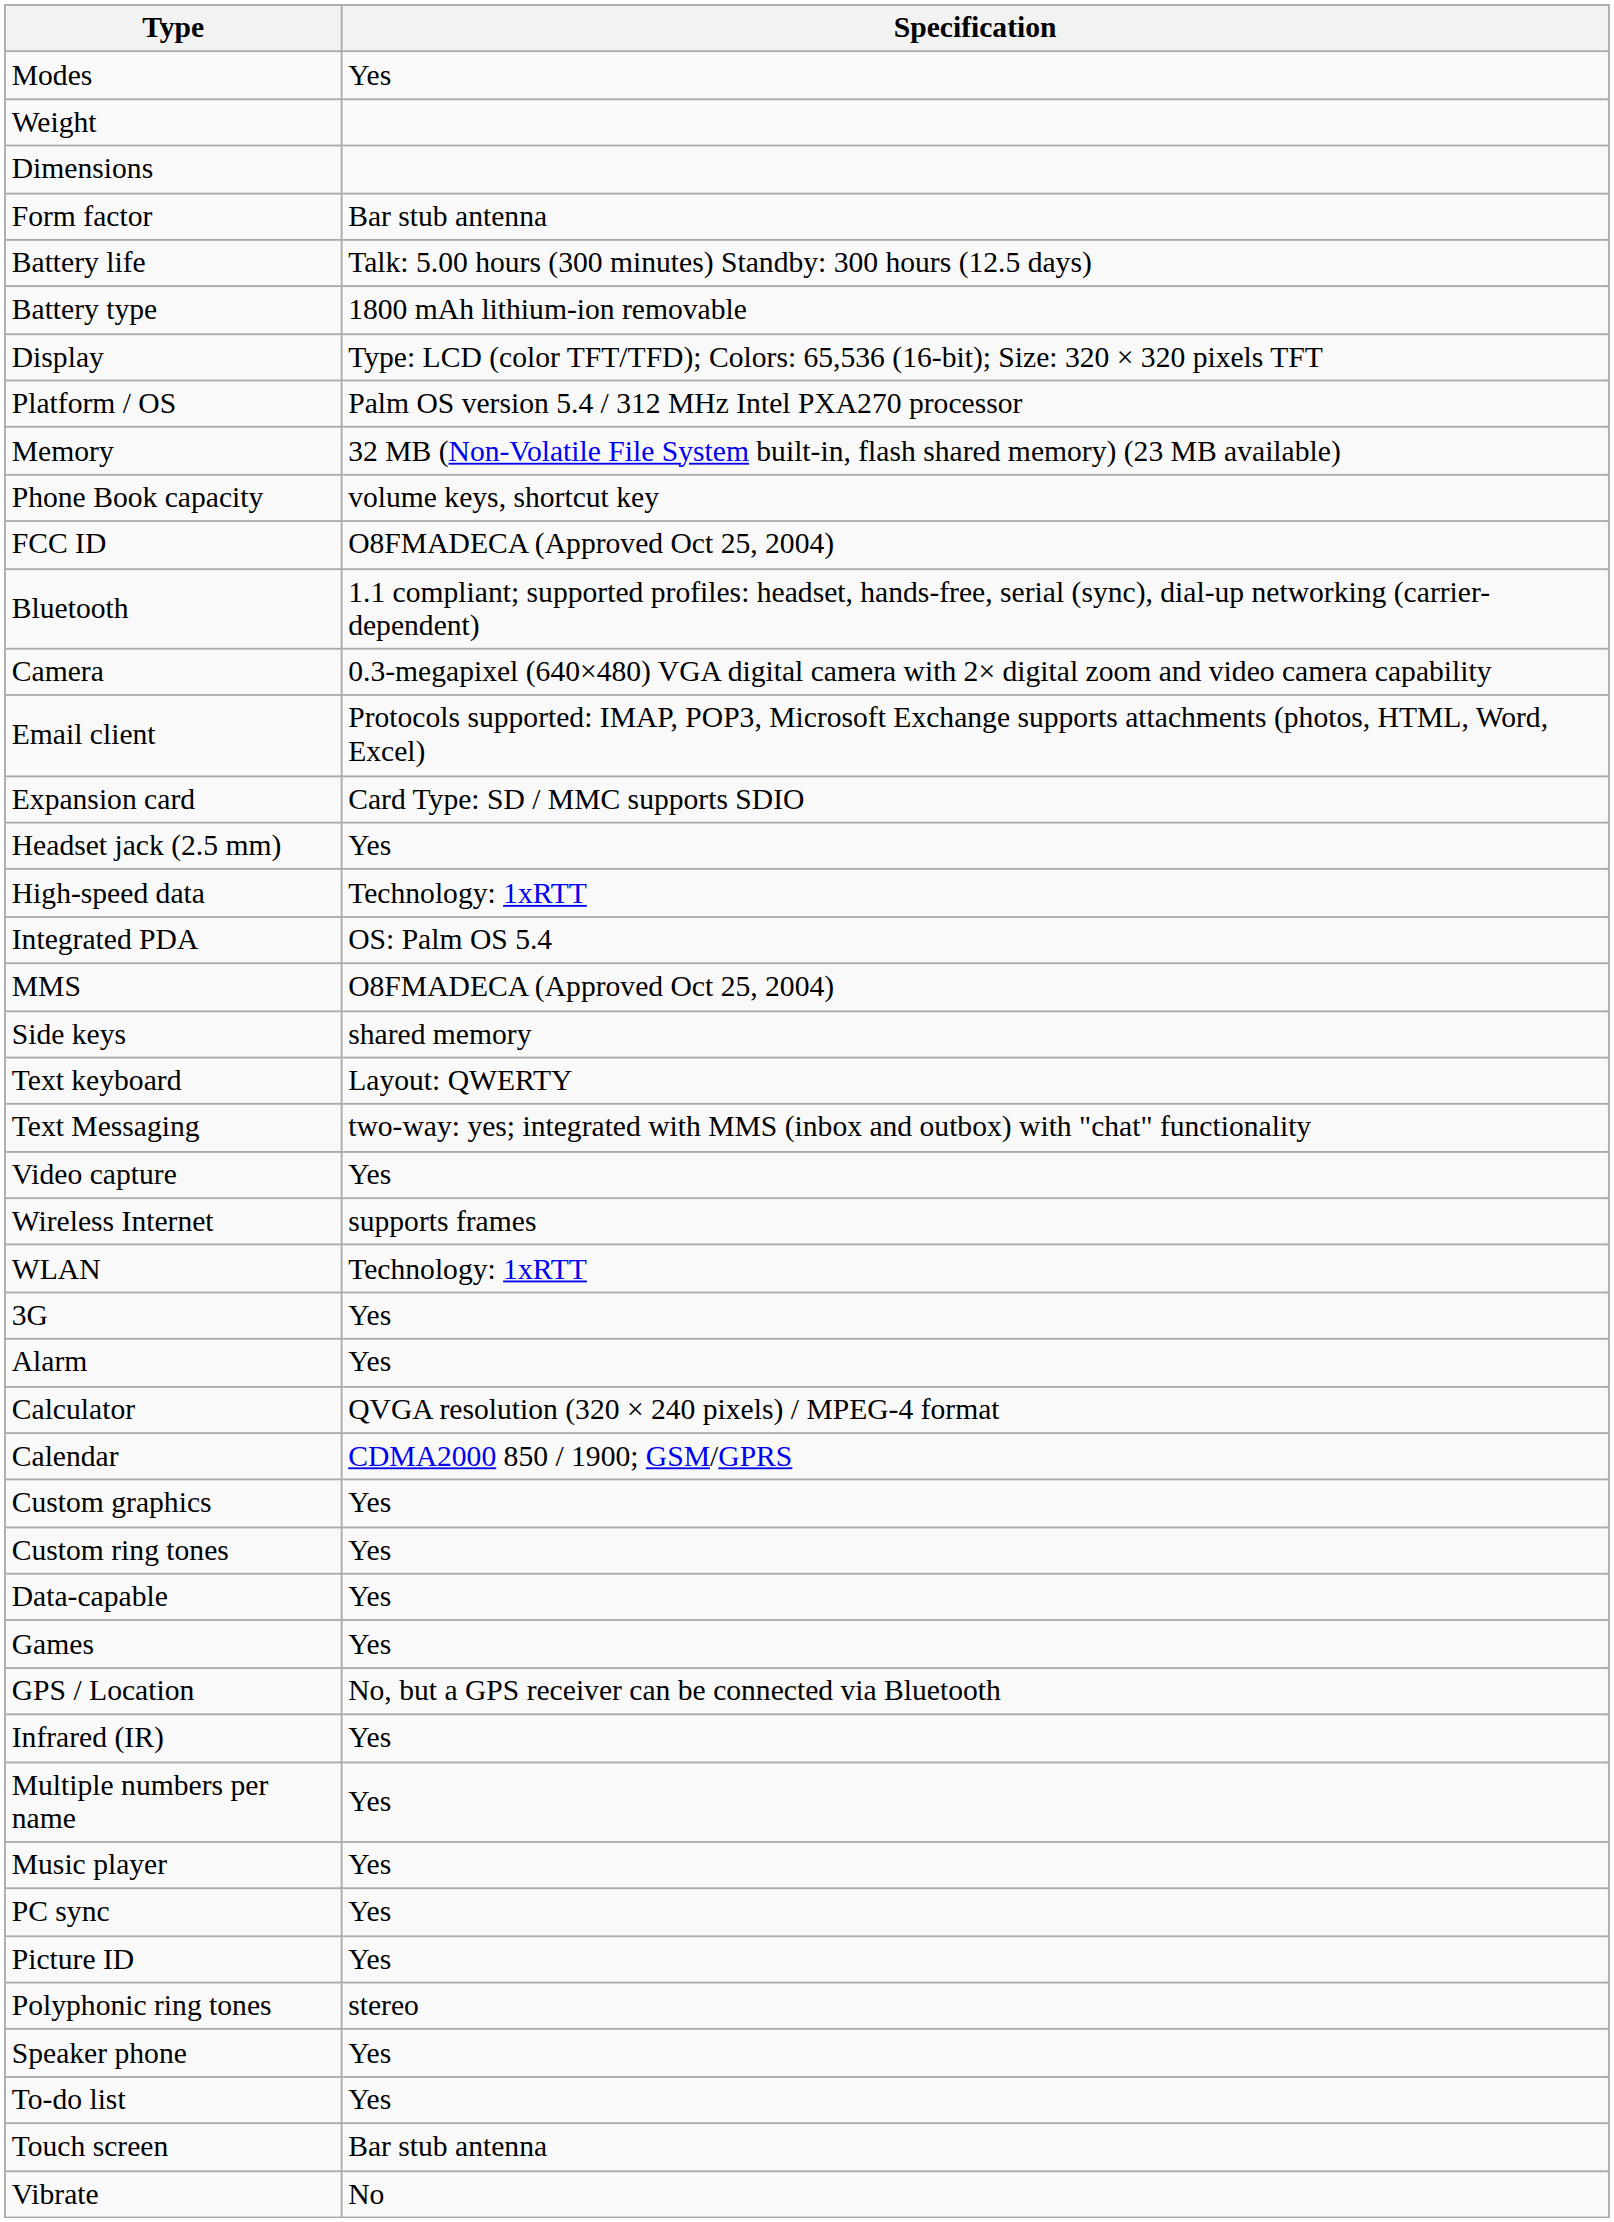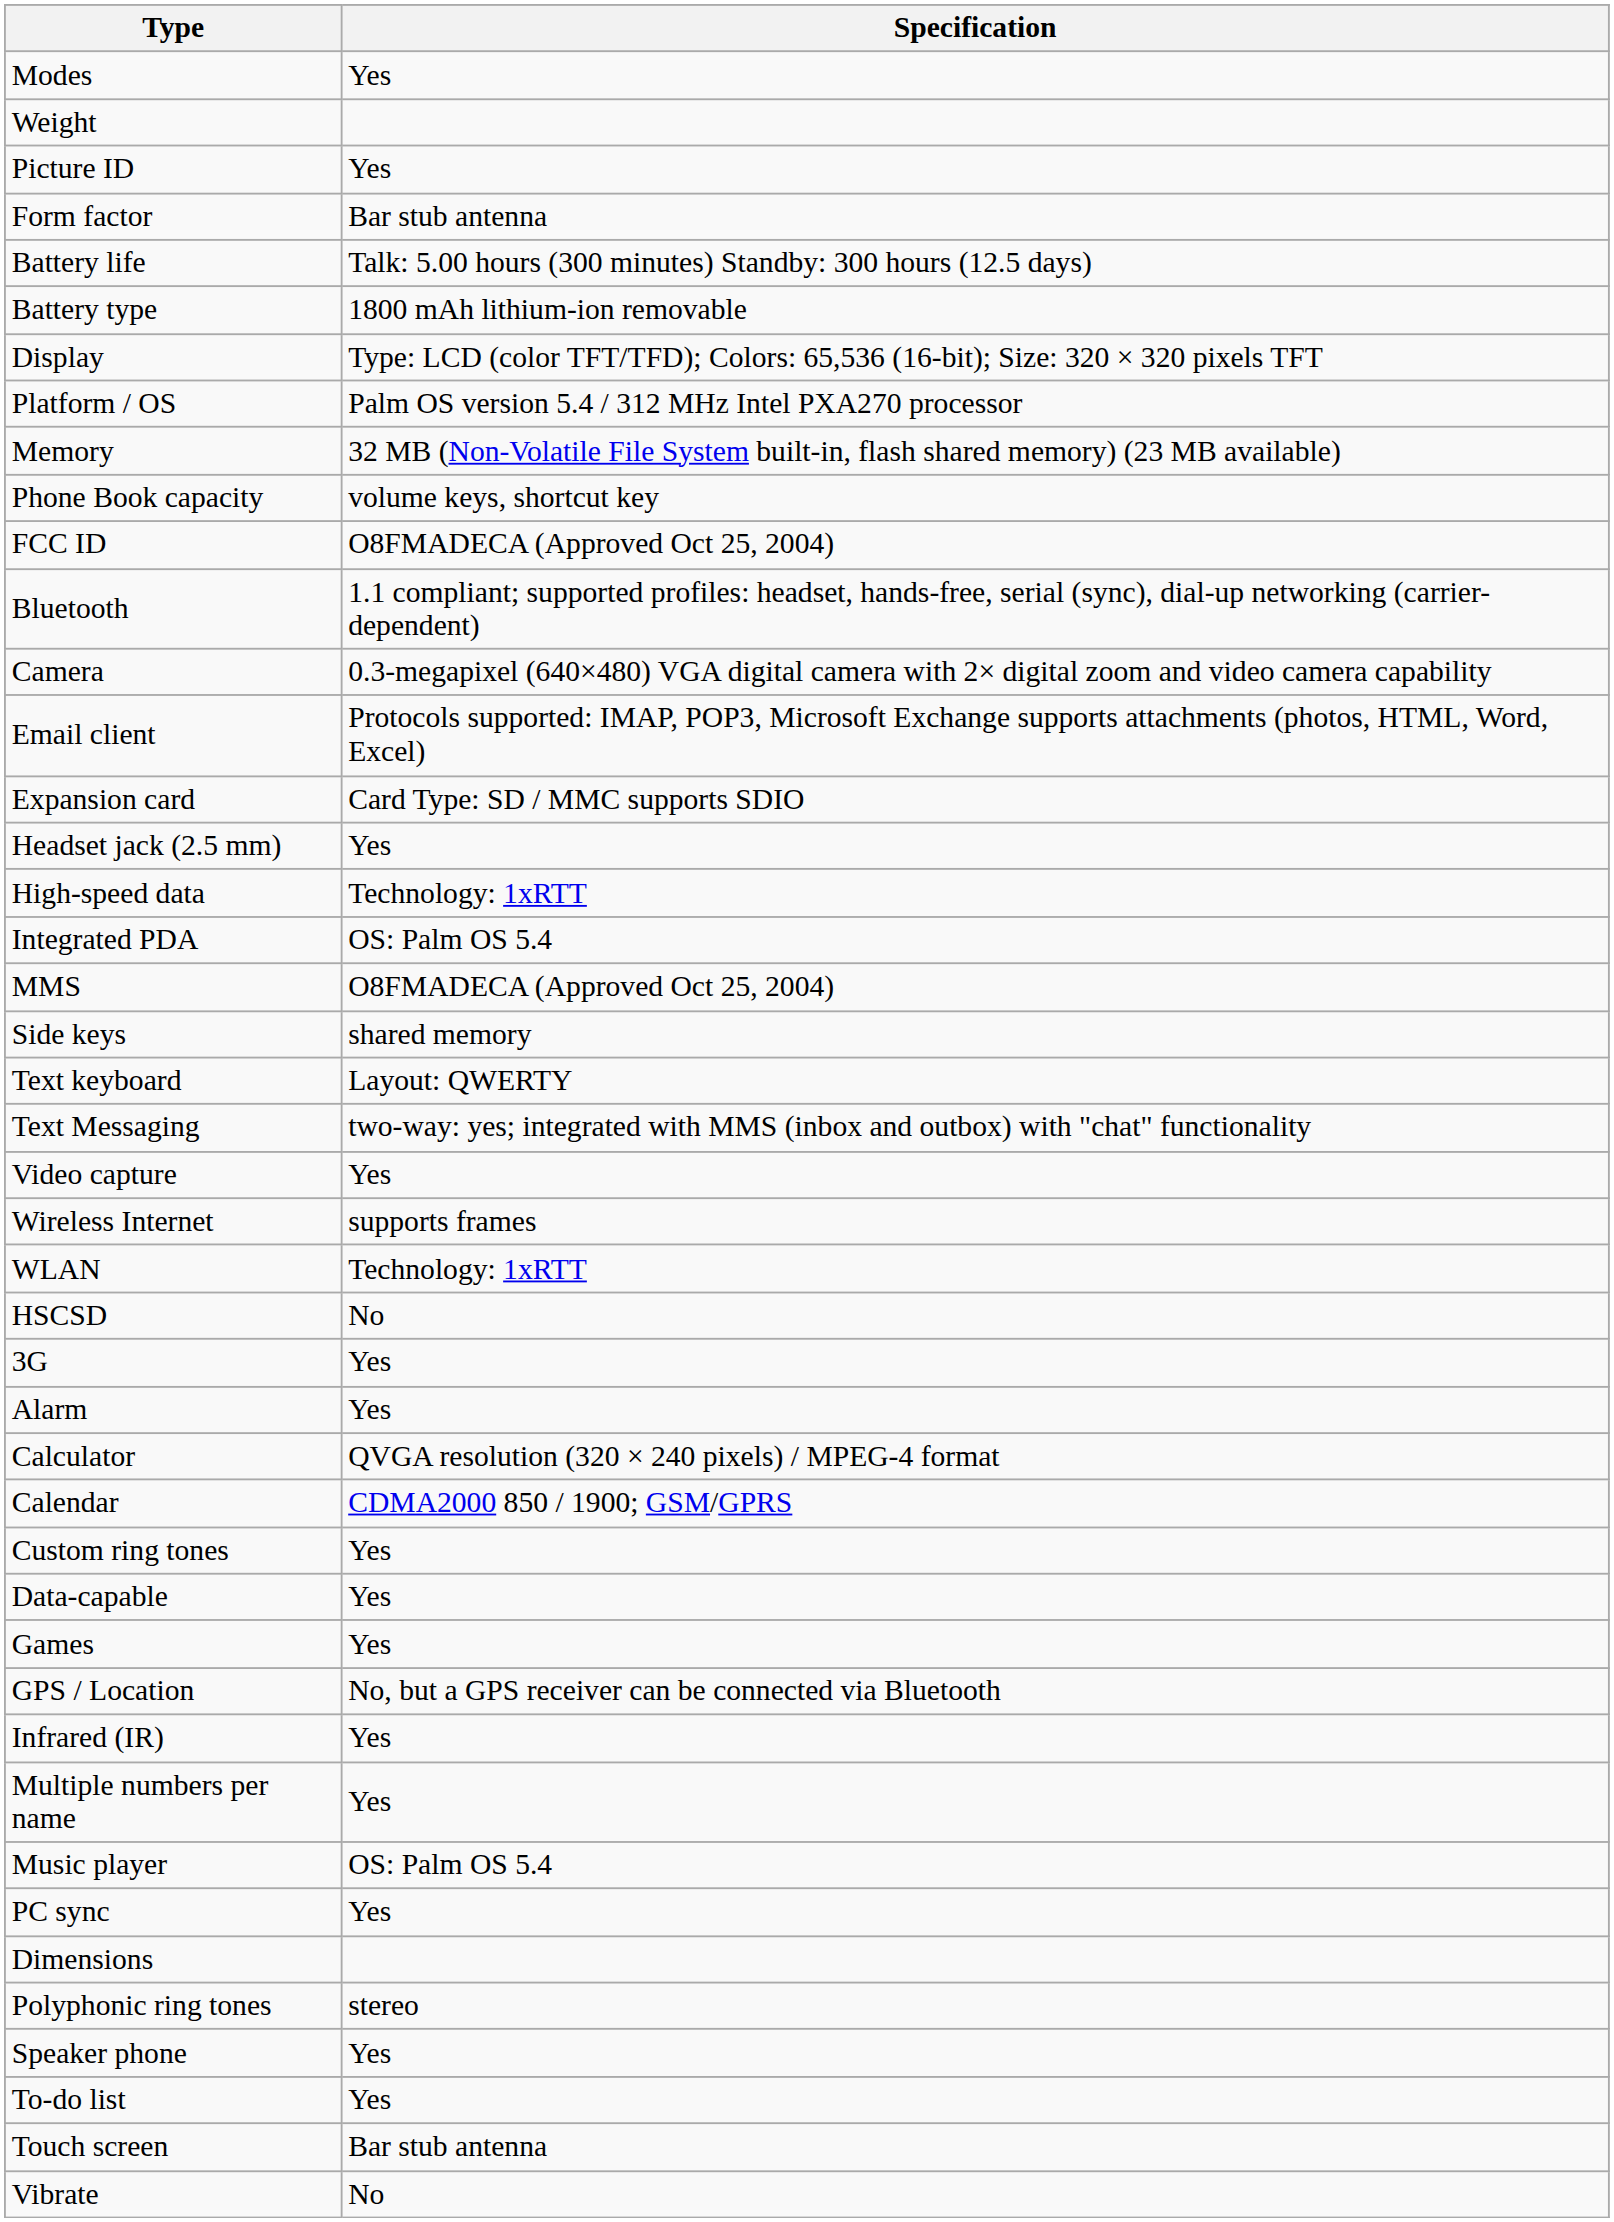rows swapped: (82, 168) <-> (73, 1958)
+ row: (59, 1315)
- row: (112, 1502)
(370, 1864) Yes -> (450, 1864) OS: Palm OS 5.4
